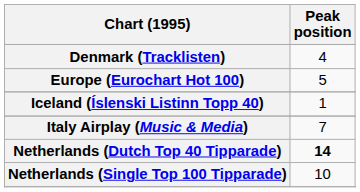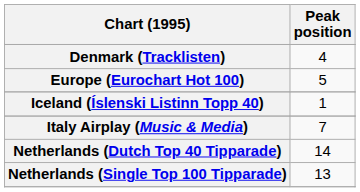(323, 151) bold -> (323, 151) normal
(323, 174) 10 -> (323, 174) 13
